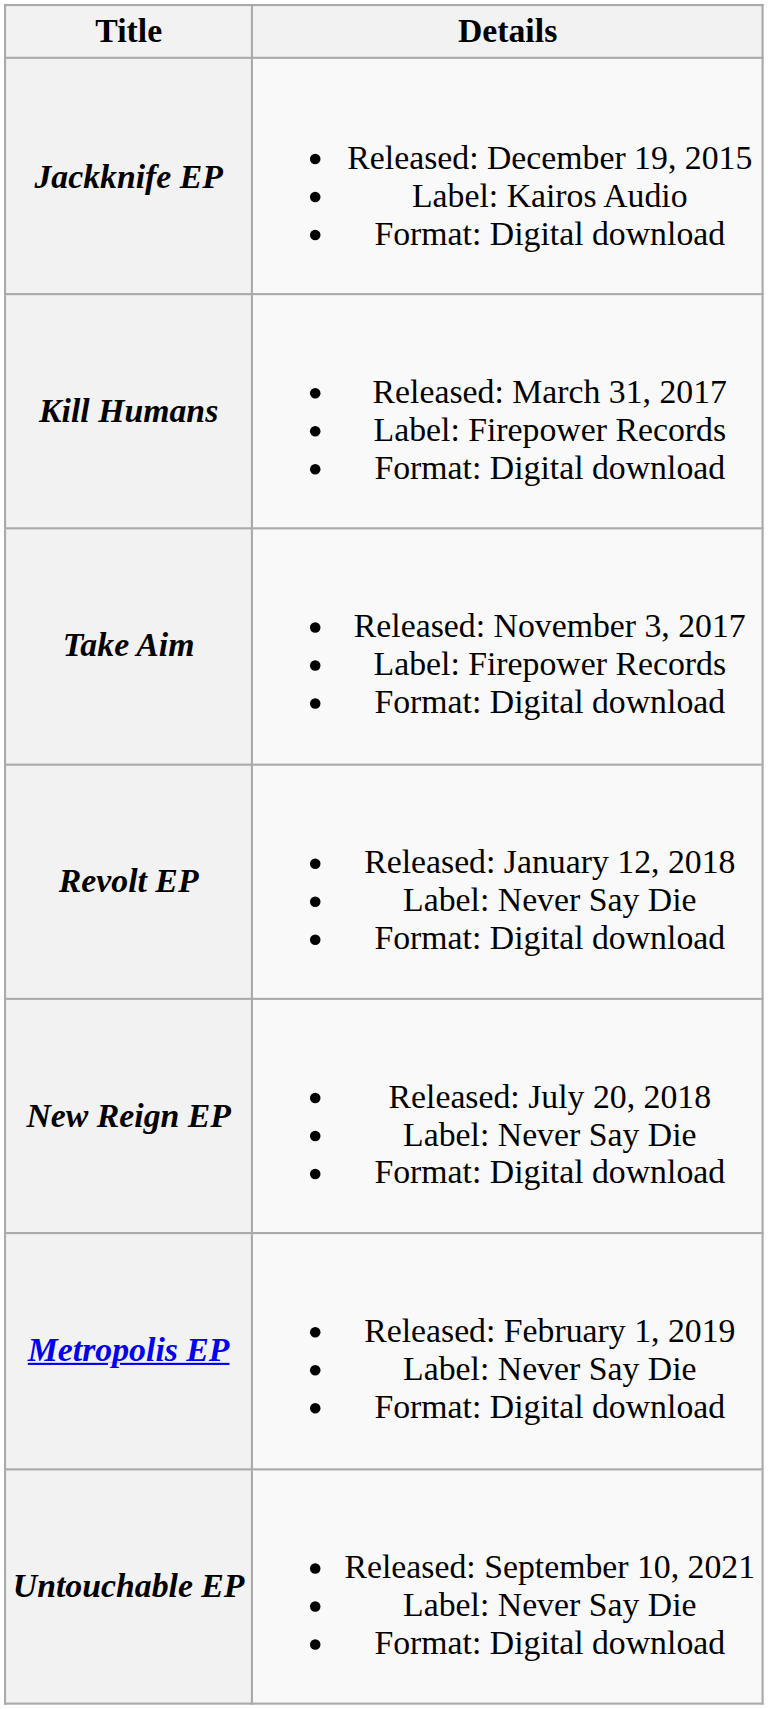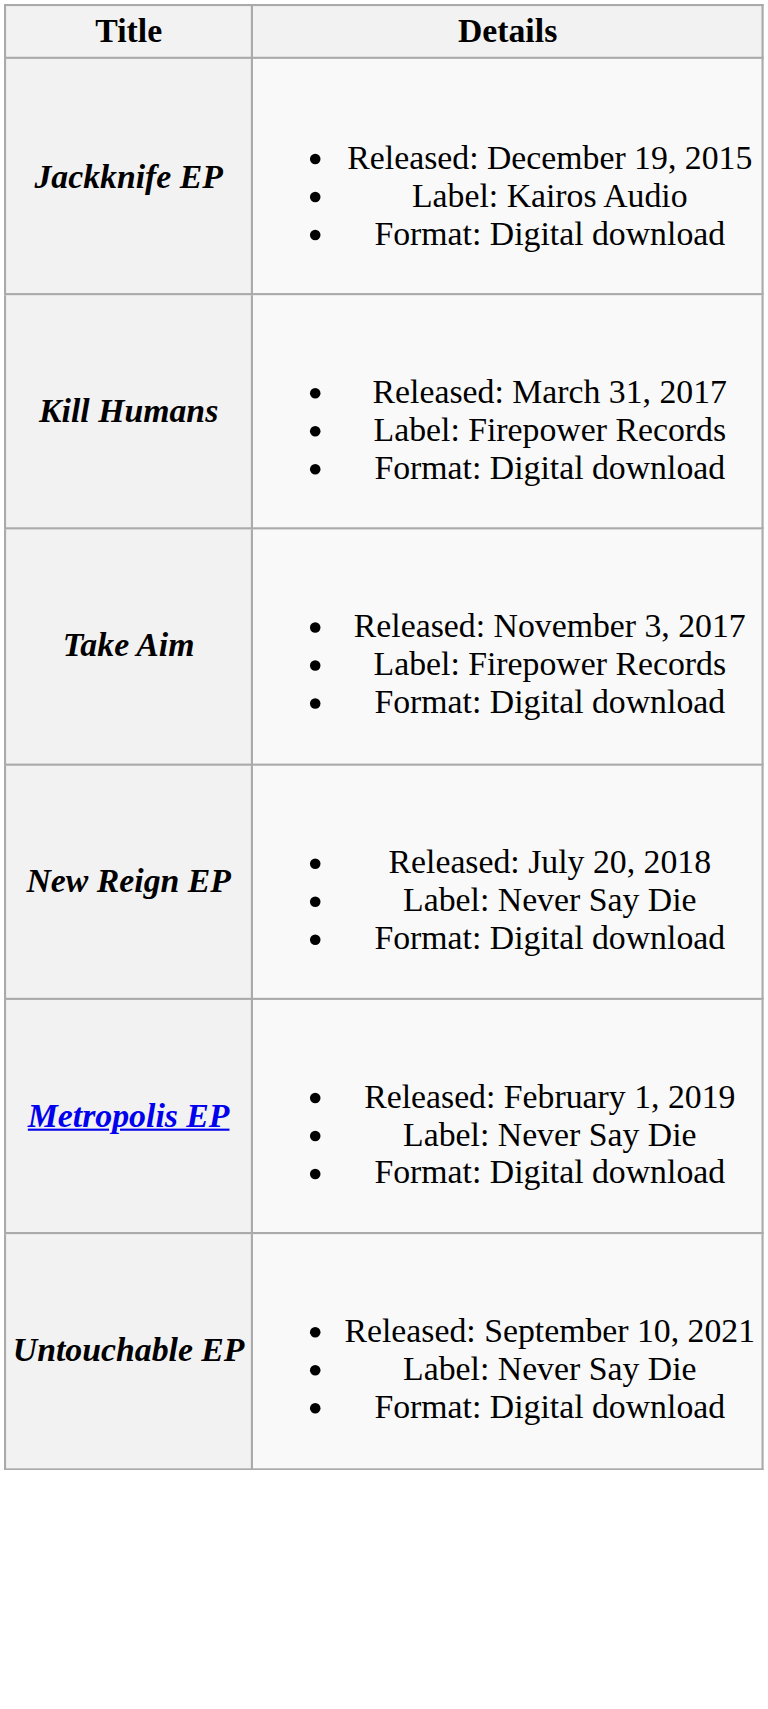- row: (129, 880)
